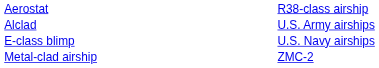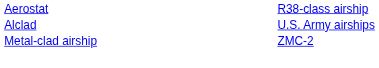- row: (39, 41)
